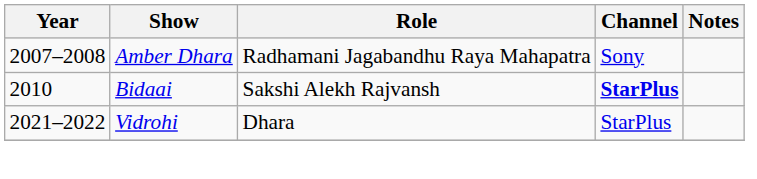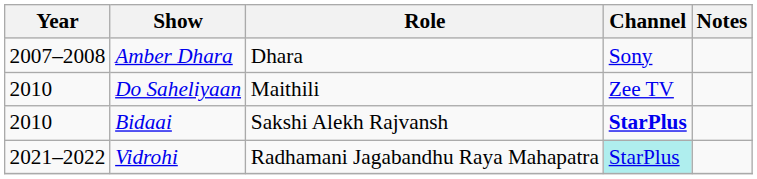(417, 55) Radhamani Jagabandhu Raya Mahapatra -> (277, 55) Dhara
+ row: (178, 88)
(269, 122) Dhara -> (425, 156) Radhamani Jagabandhu Raya Mahapatra
(636, 122) no background -> (644, 156) paleturquoise background
